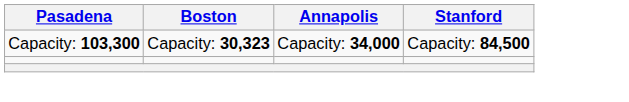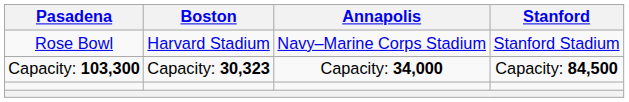+ row: (74, 43)
